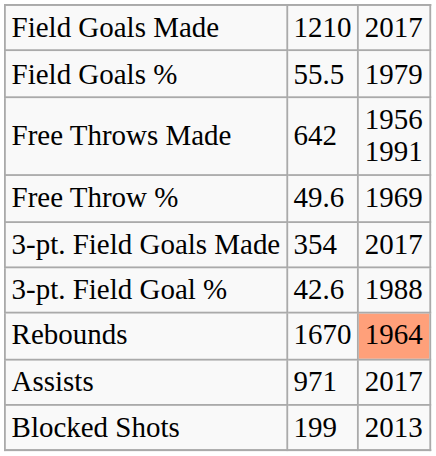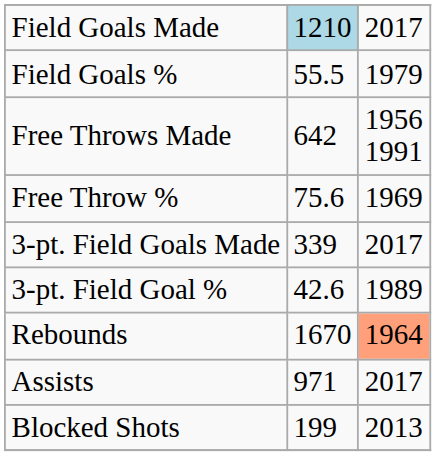(323, 27) no background -> (323, 27) lightblue background
(319, 197) 49.6 -> (319, 197) 75.6
(315, 243) 354 -> (315, 243) 339
(394, 289) 1988 -> (394, 289) 1989
